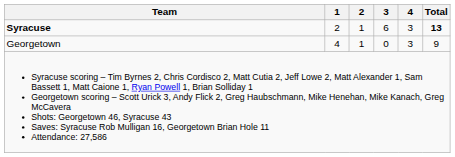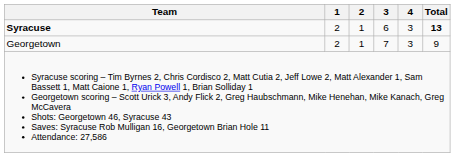(337, 43) 4 -> (337, 43) 2
(386, 43) 0 -> (386, 43) 7
